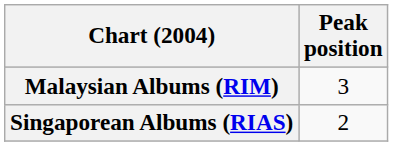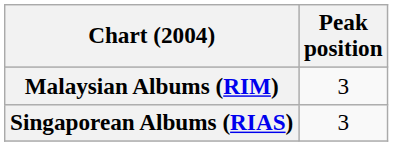(343, 122) 2 -> (343, 122) 3
